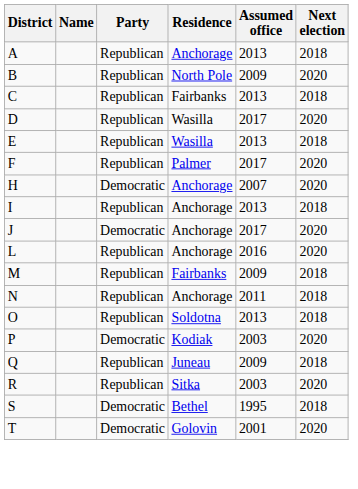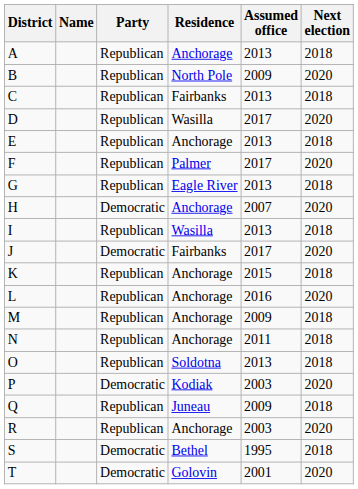(192, 141) Wasilla -> (202, 141) Anchorage
+ row: (13, 185)
(202, 207) Anchorage -> (192, 229) Wasilla
(202, 229) Anchorage -> (199, 251) Fairbanks
+ row: (13, 274)
(199, 274) Fairbanks -> (202, 318) Anchorage
(186, 384) Sitka -> (202, 428) Anchorage
